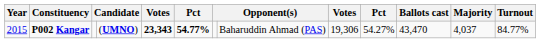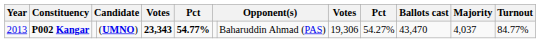(17, 29) 2015 -> (17, 29) 2013
